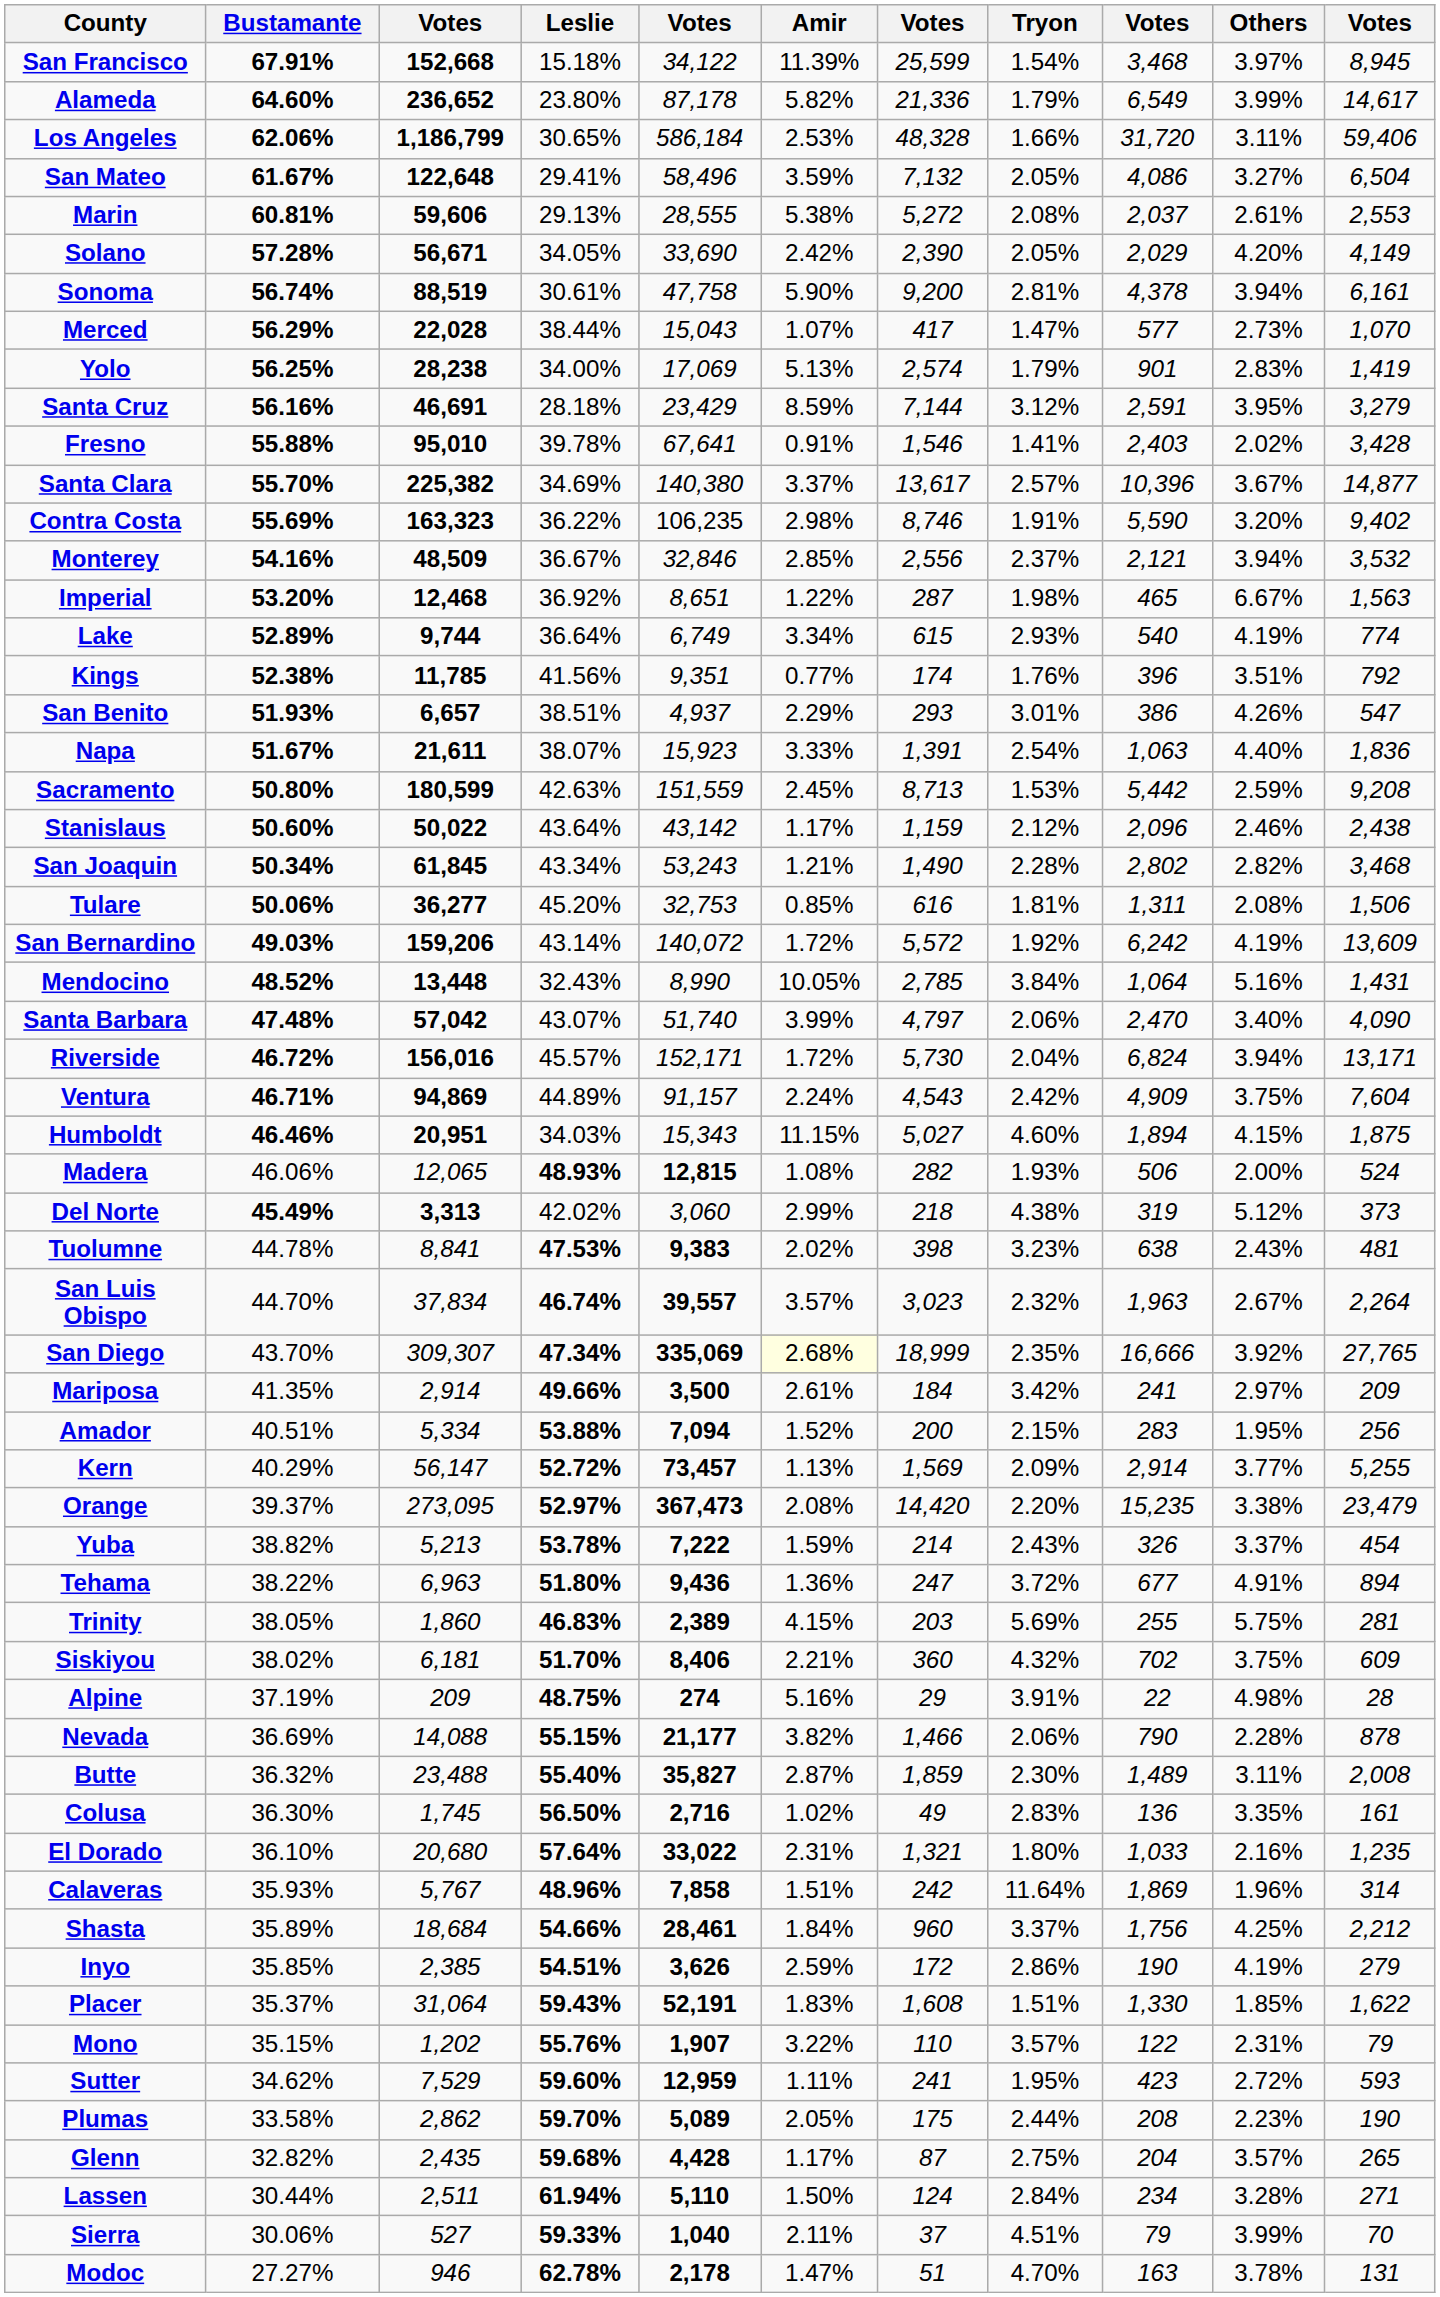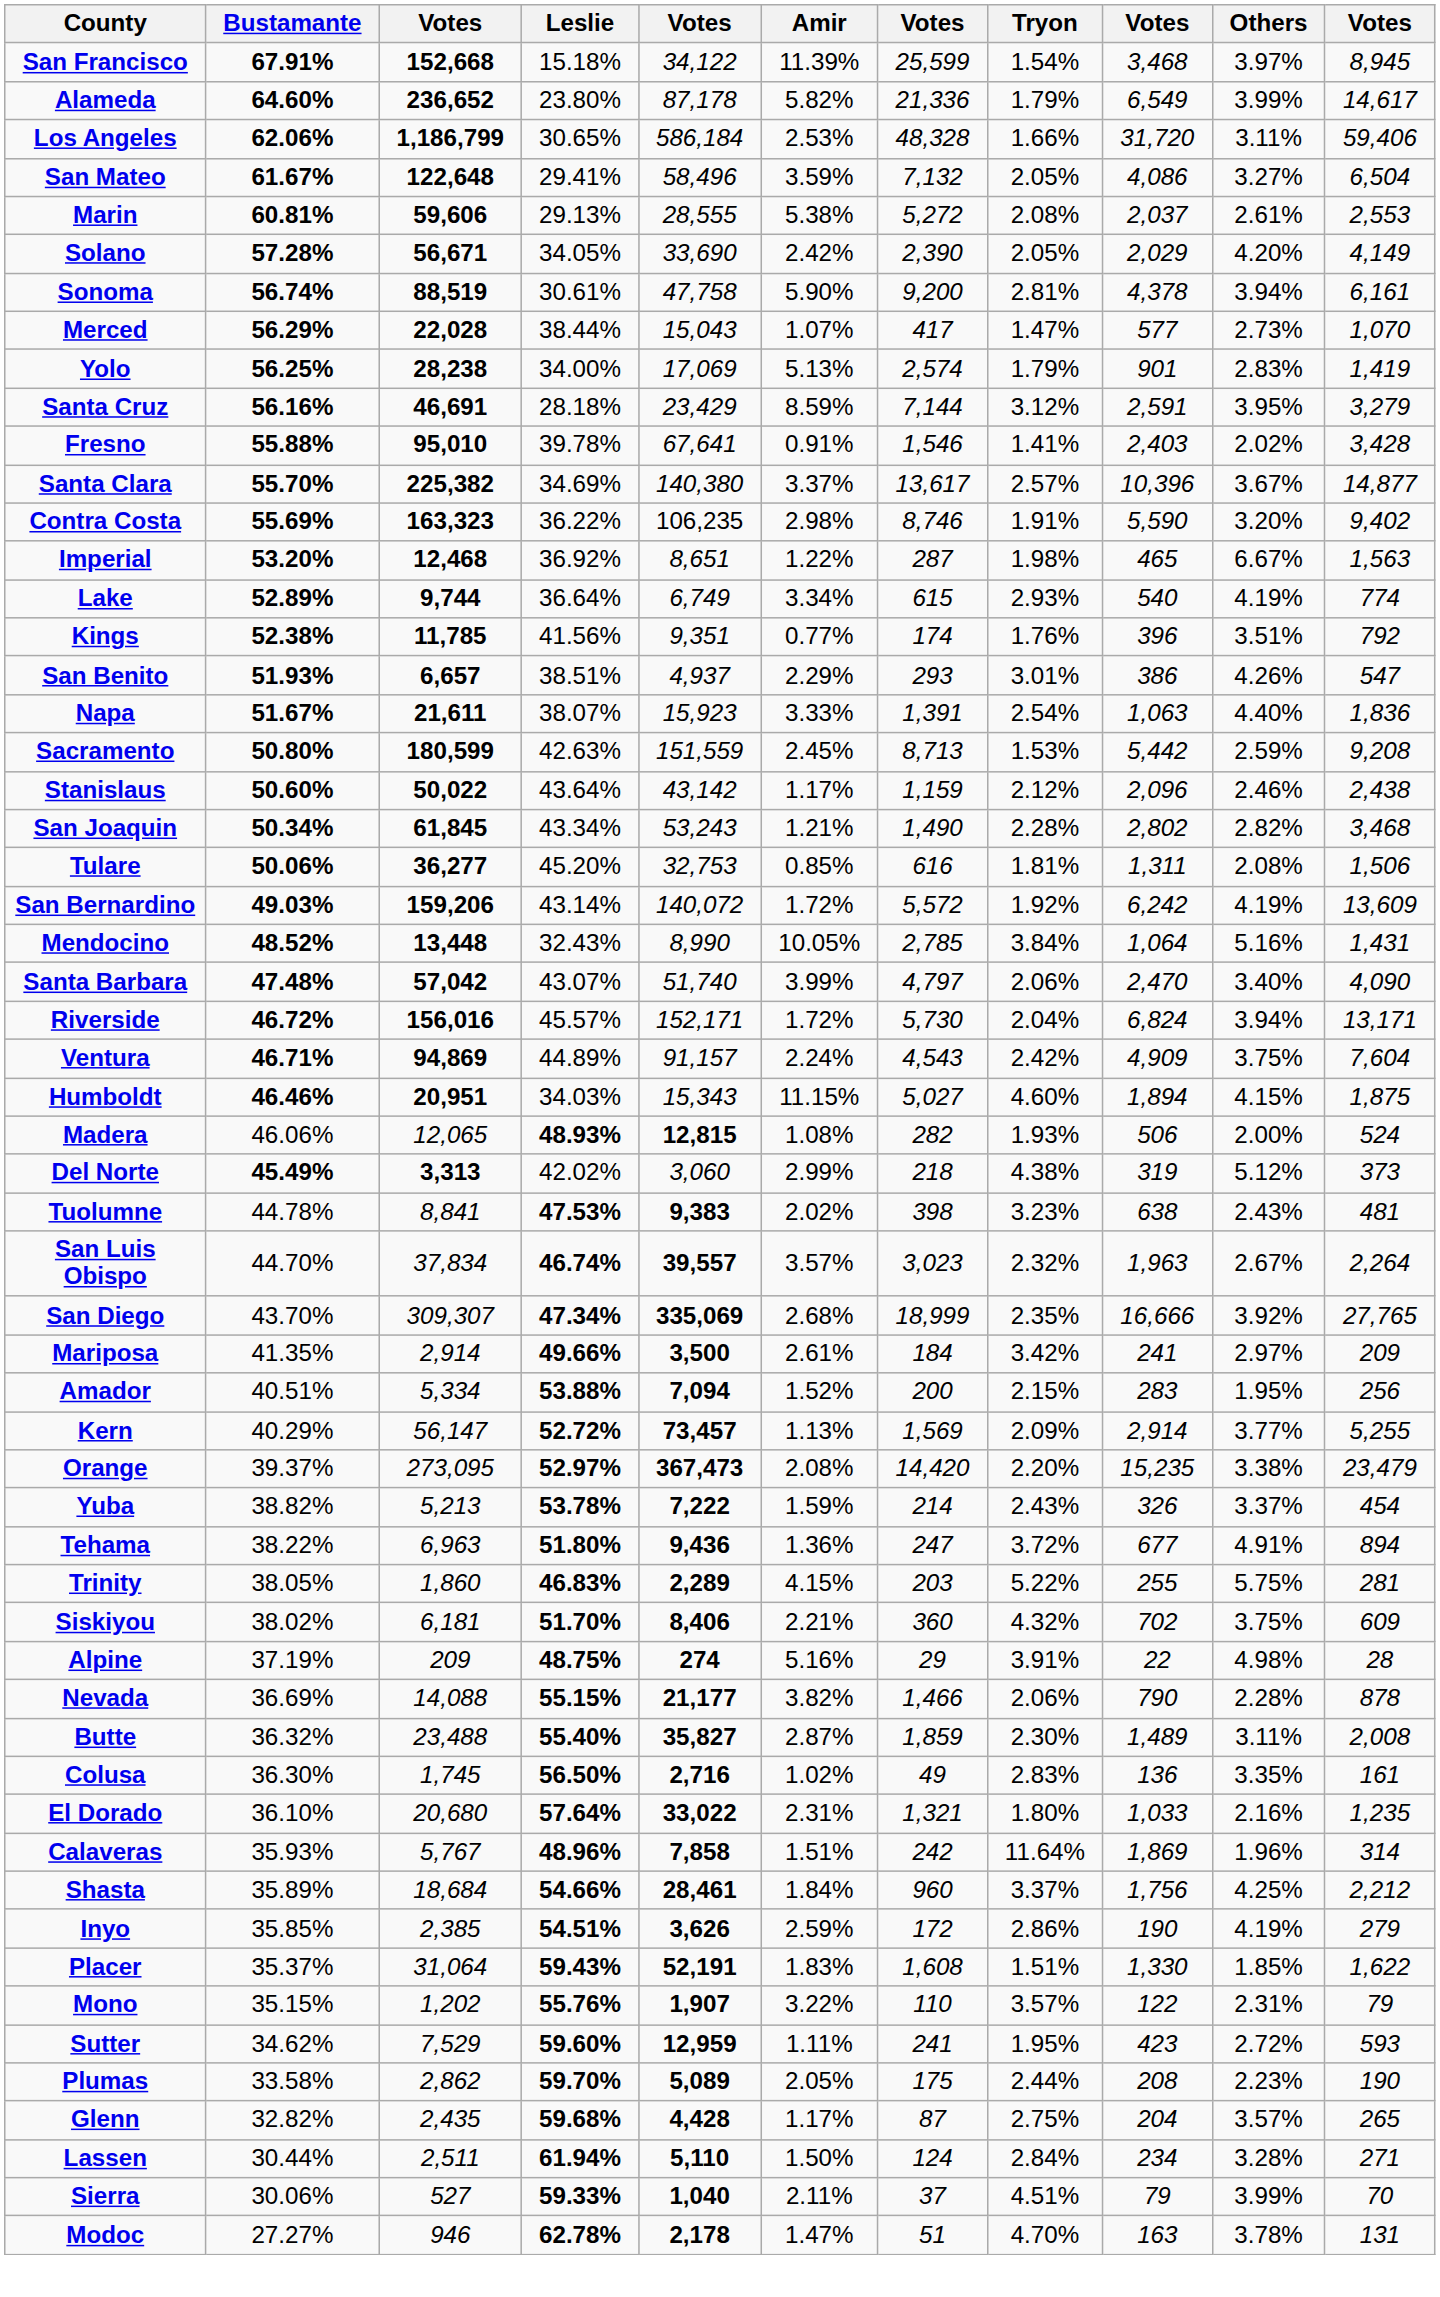- row: (105, 560)
(819, 1353) lightyellow background -> (819, 1315) no background
(700, 1621) 2,389 -> (700, 1583) 2,289
(1045, 1621) 5.69% -> (1045, 1583) 5.22%
